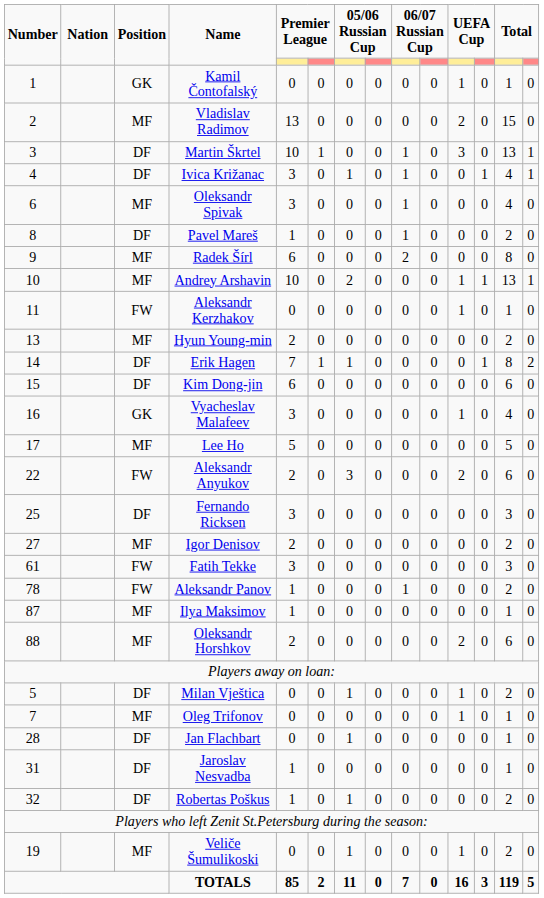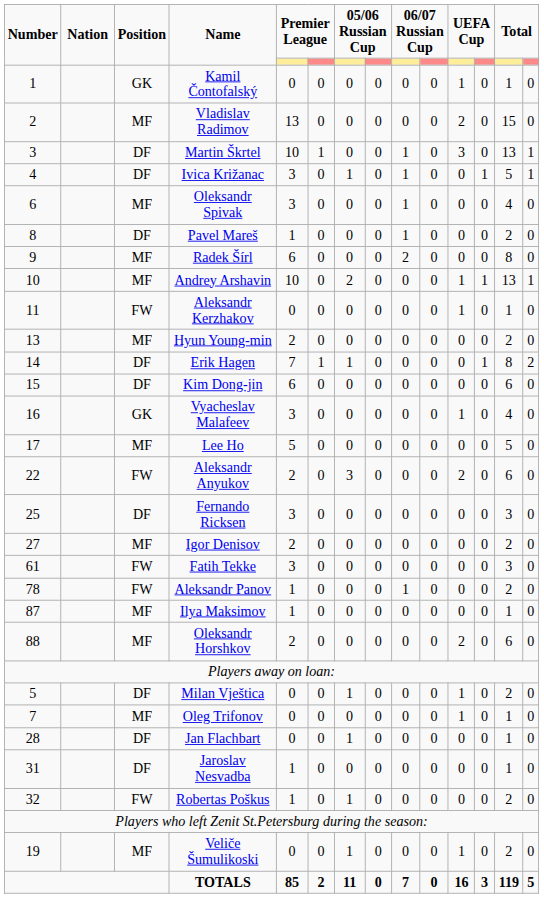(509, 174) 4 -> (509, 174) 5
(142, 799) DF -> (142, 799) FW
